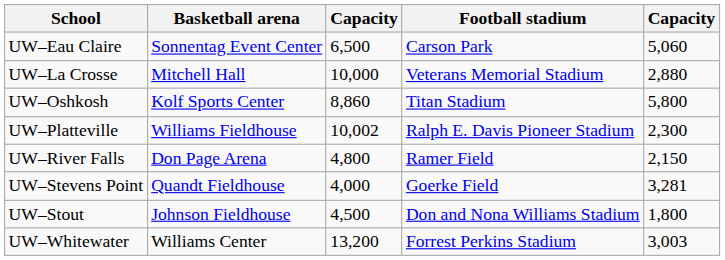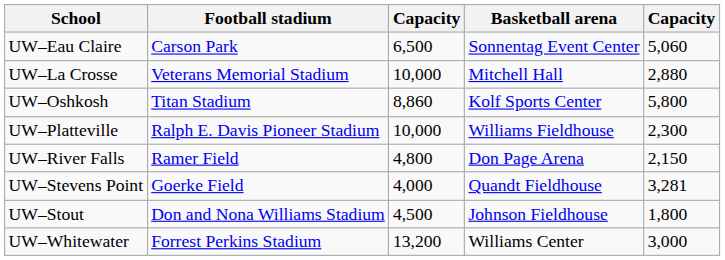columns swapped: (523, 18) <-> (237, 18)
(355, 130) 10,002 -> (417, 130) 10,000
(667, 241) 3,003 -> (667, 241) 3,000
